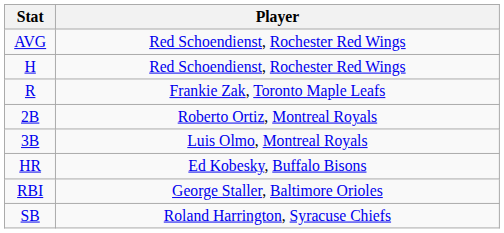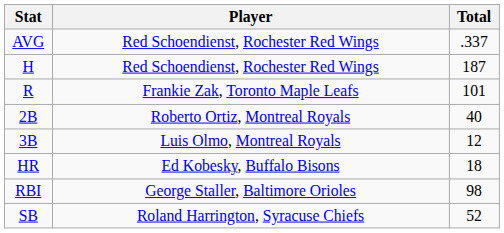+ column: (474, 16)
